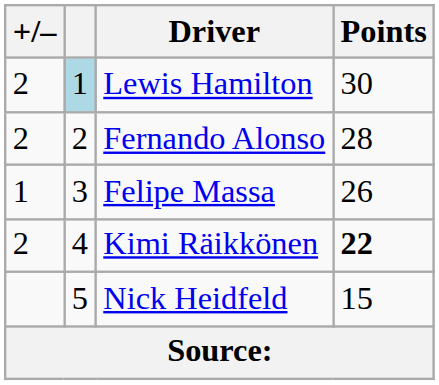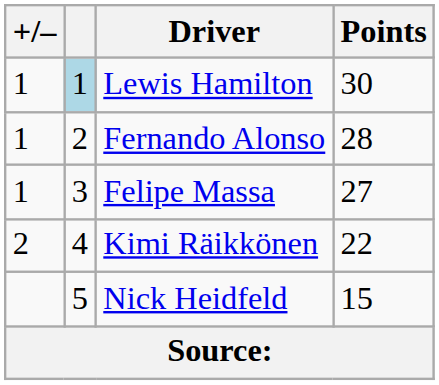(21, 84) 2 -> (21, 84) 1
(21, 137) 2 -> (21, 137) 1
(357, 190) 26 -> (357, 190) 27
(357, 244) bold -> (357, 244) normal
